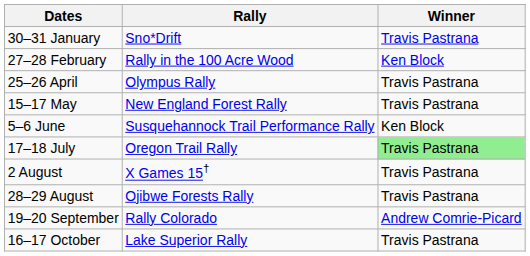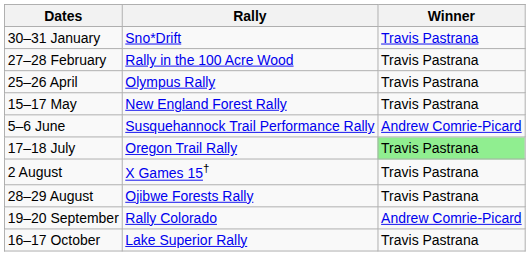(413, 60) Ken Block -> (430, 60) Travis Pastrana
(413, 126) Ken Block -> (451, 126) Andrew Comrie-Picard
